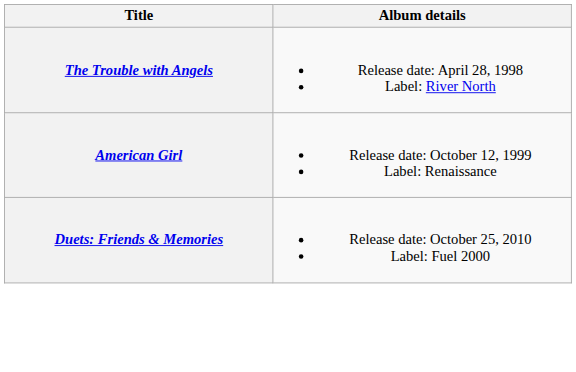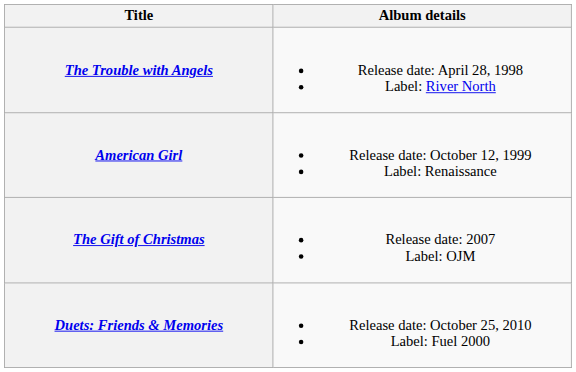+ row: (139, 240)
